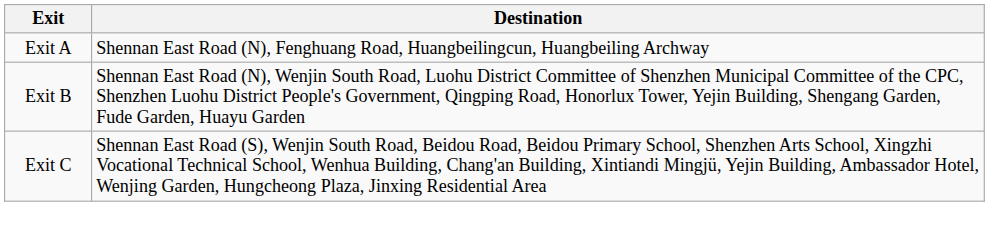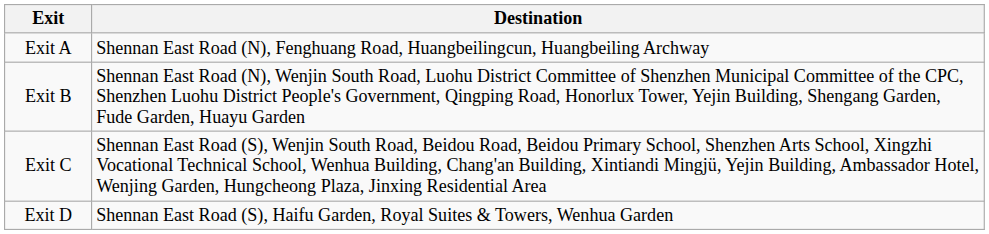+ row: (48, 214)
